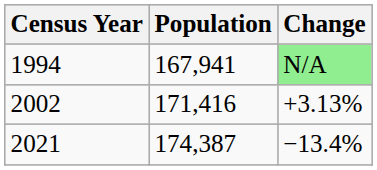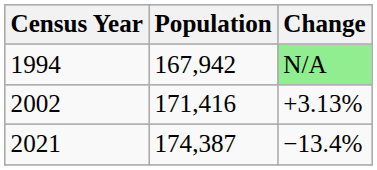(195, 64) 167,941 -> (195, 64) 167,942
